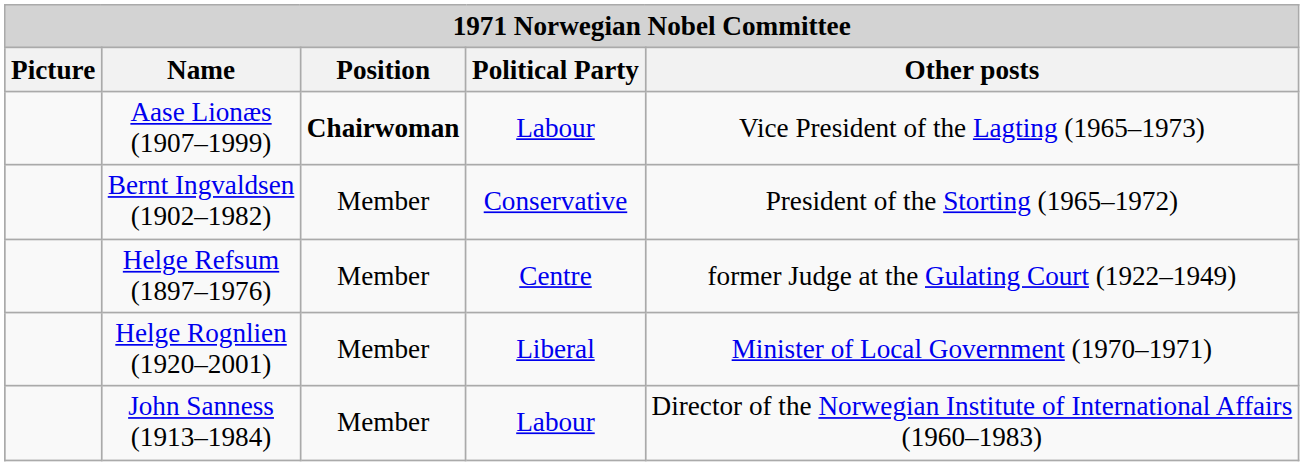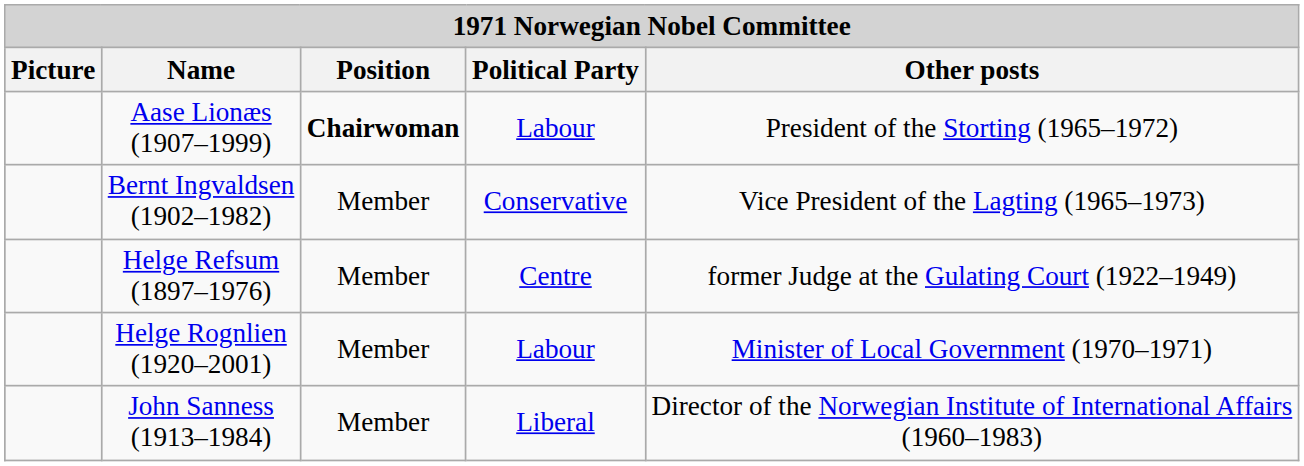(972, 127) Vice President of the Lagting (1965–1973) -> (972, 127) President of the Storting (1965–1972)
(972, 201) President of the Storting (1965–1972) -> (972, 201) Vice President of the Lagting (1965–1973)
(555, 348) Liberal -> (555, 348) Labour
(555, 422) Labour -> (555, 422) Liberal
